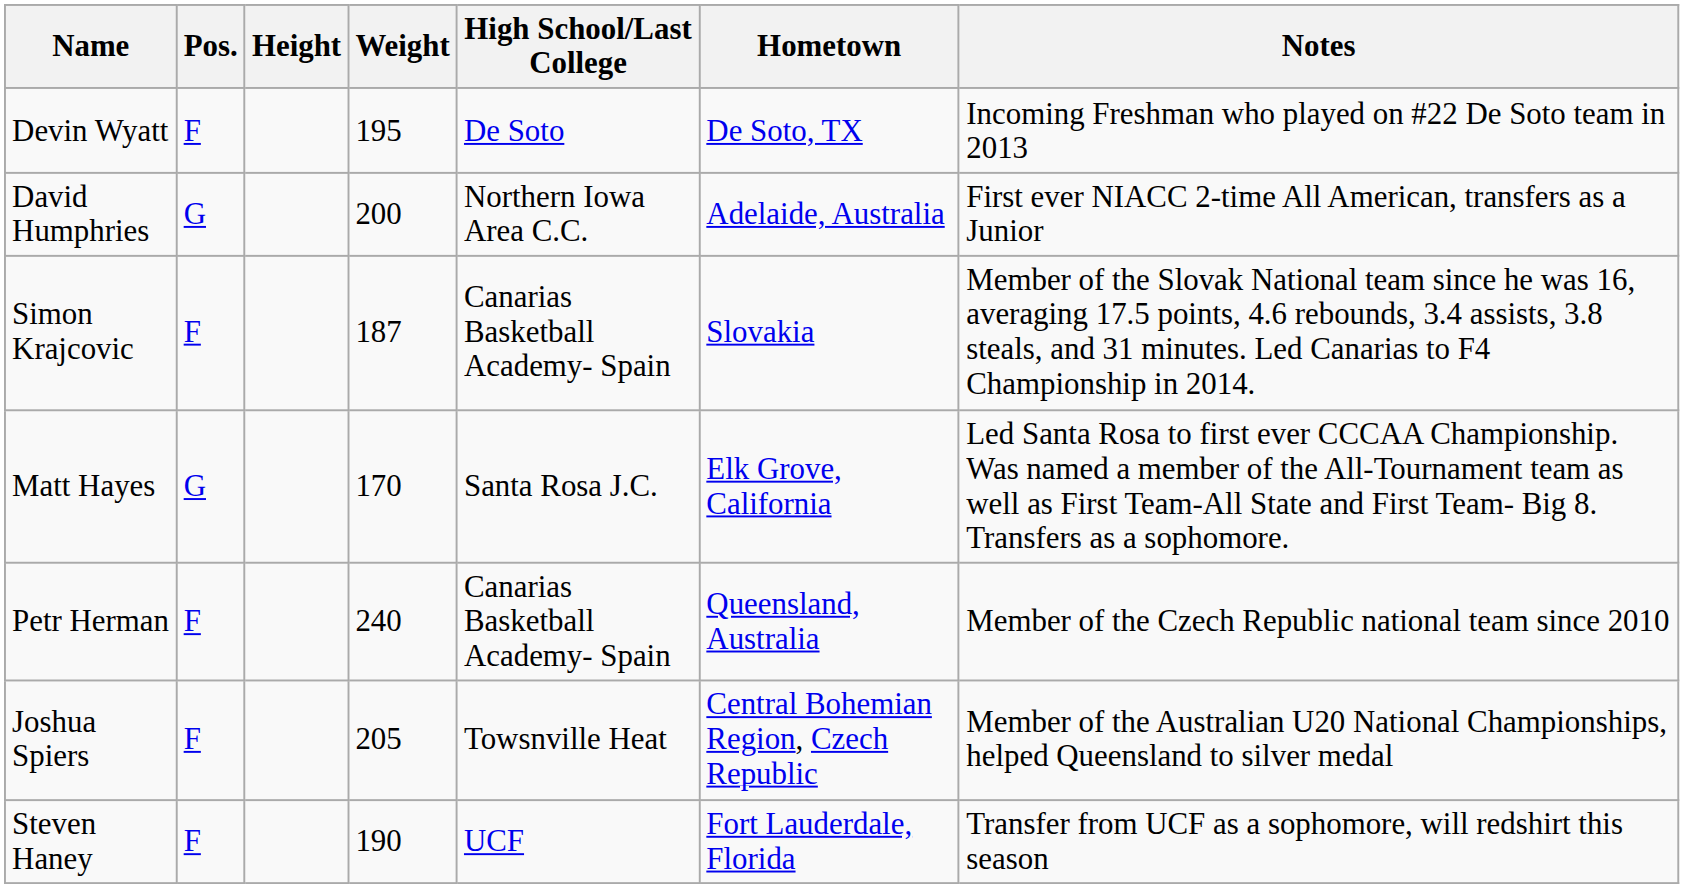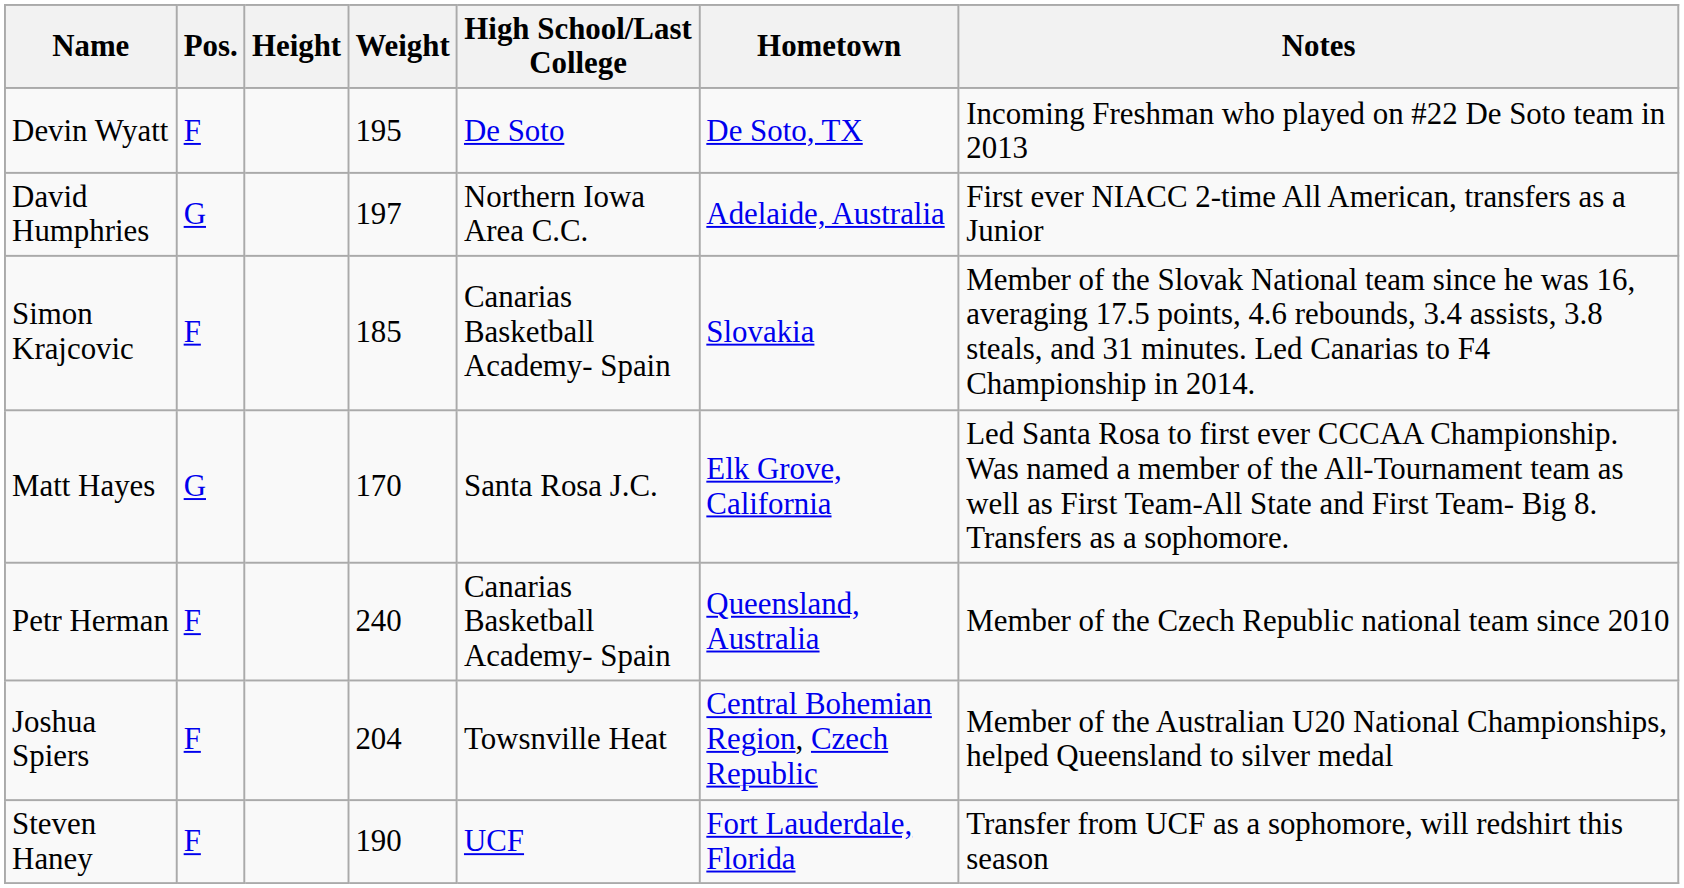(379, 213) 200 -> (379, 213) 197
(379, 332) 187 -> (379, 332) 185
(379, 739) 205 -> (379, 739) 204
